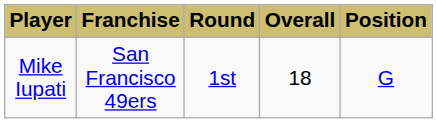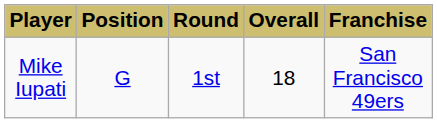columns swapped: (386, 20) <-> (131, 20)
